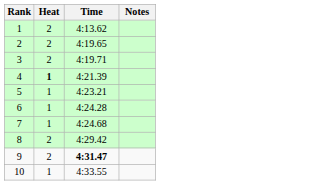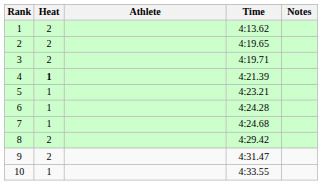+ column: (145, 12)
(92, 156) bold -> (254, 156) normal
